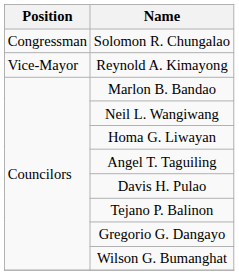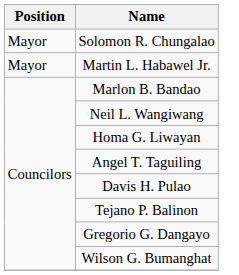(47, 41) Congressman -> (27, 41) Mayor
+ row: (147, 65)
- row: (162, 65)
